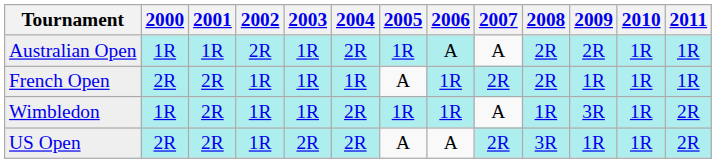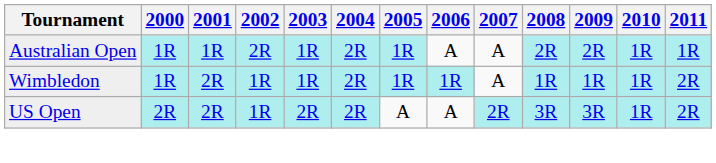(451, 50) paleturquoise background -> (451, 50) no background
- row: (59, 81)
(594, 111) 3R -> (594, 81) 1R
(594, 142) 1R -> (594, 111) 3R
